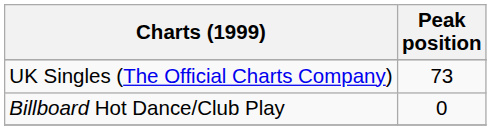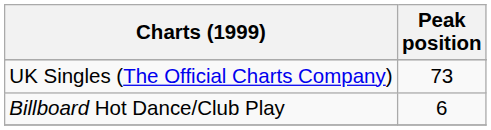(442, 108) 0 -> (442, 108) 6
